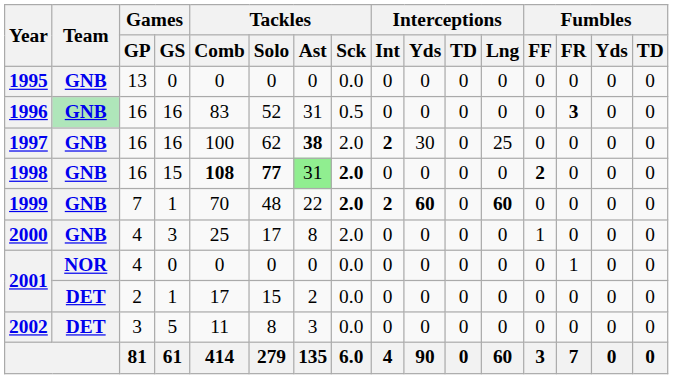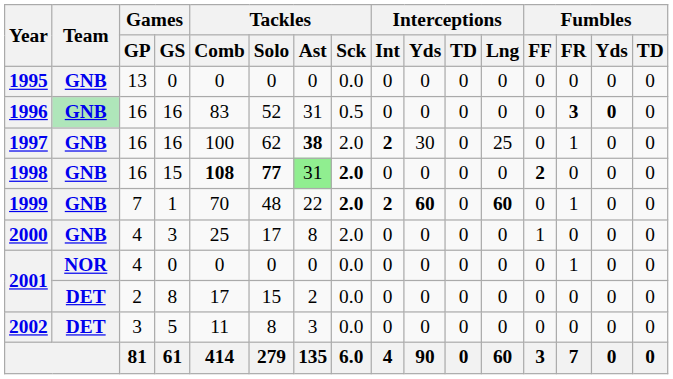(612, 111) normal -> (612, 111) bold
(574, 142) 0 -> (574, 142) 1
(574, 204) 0 -> (574, 204) 1
(172, 296) 1 -> (172, 296) 8
